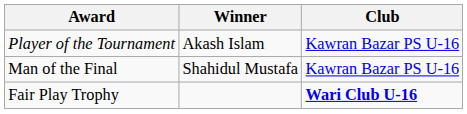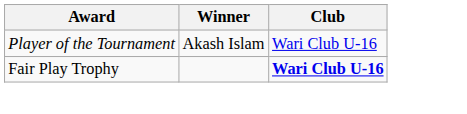(382, 43) Kawran Bazar PS U-16 -> (324, 43) Wari Club U-16
- row: (63, 69)
